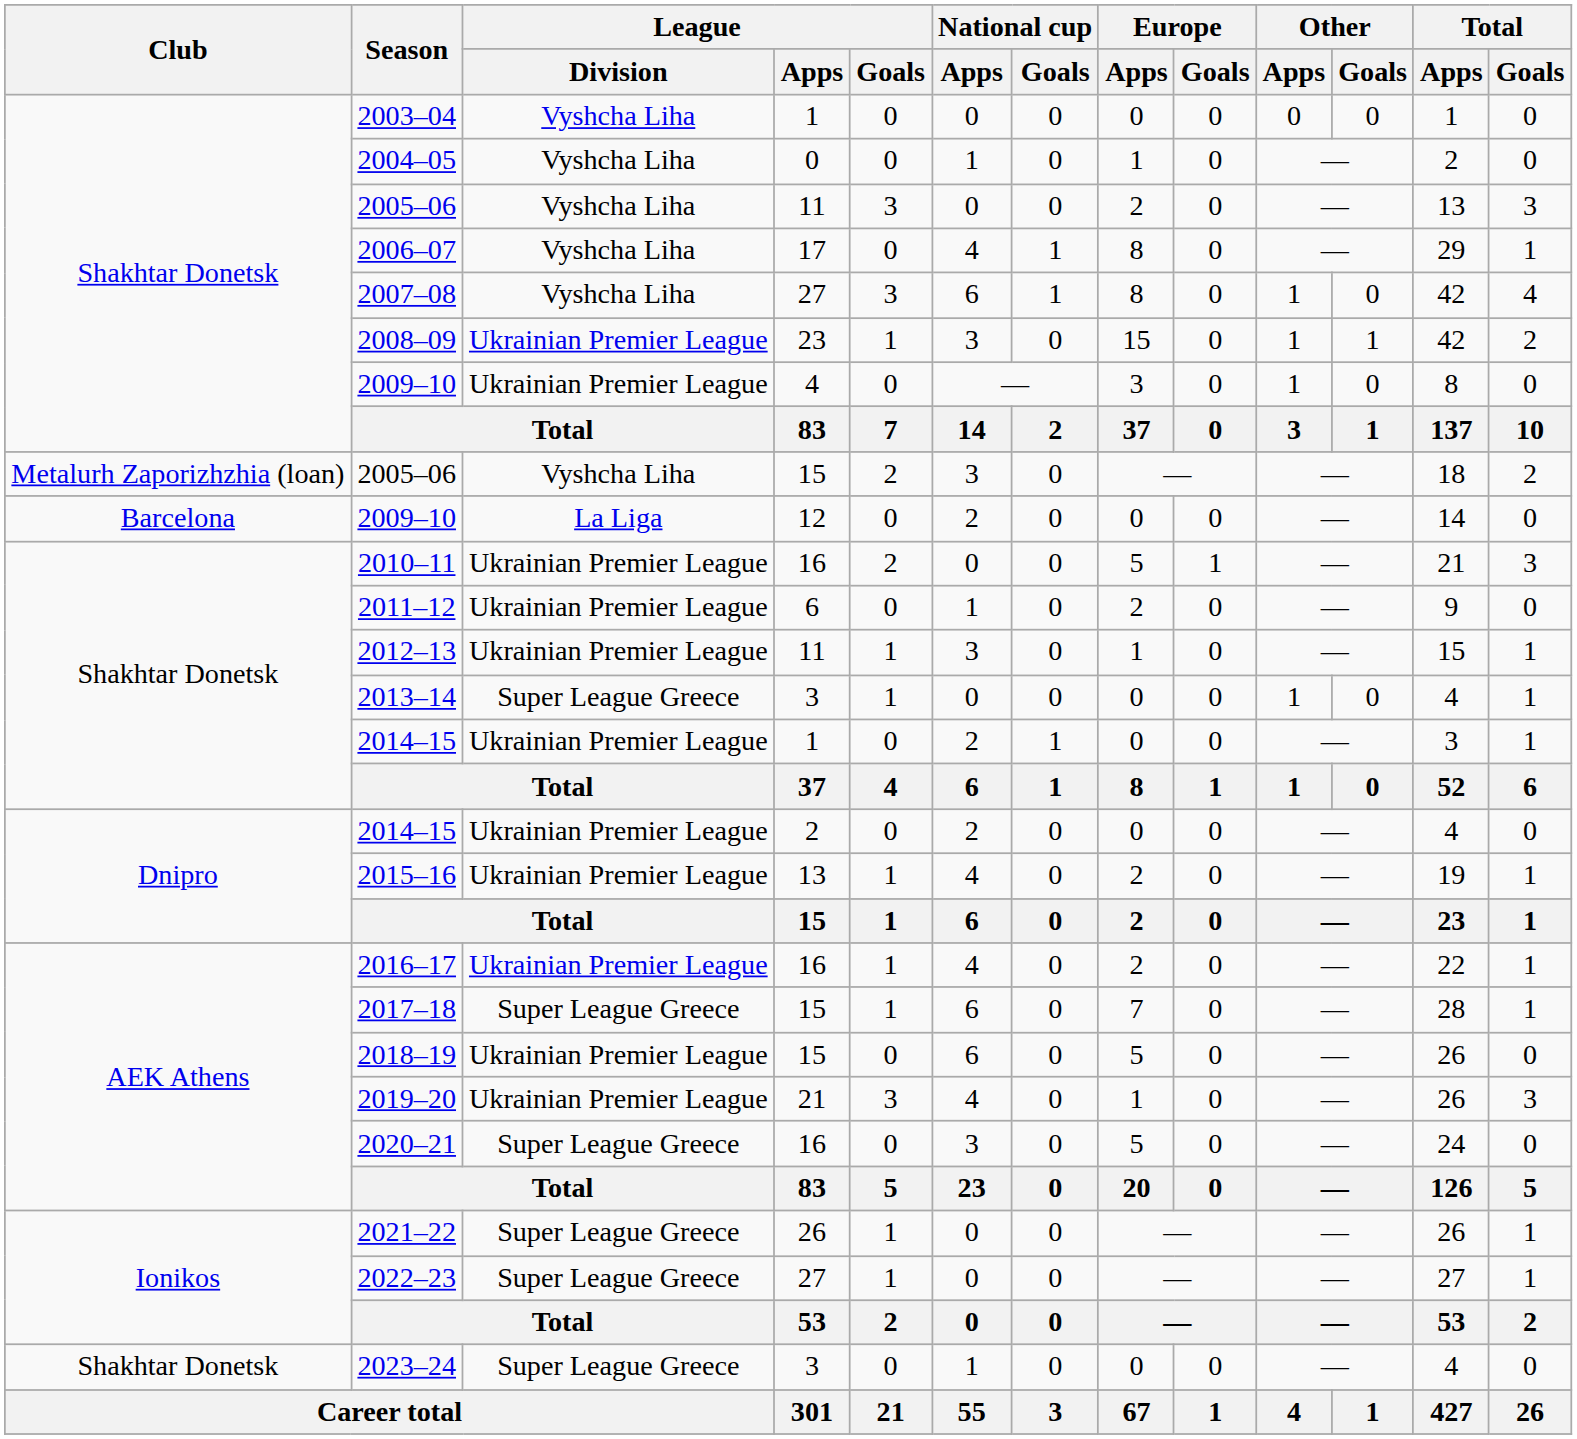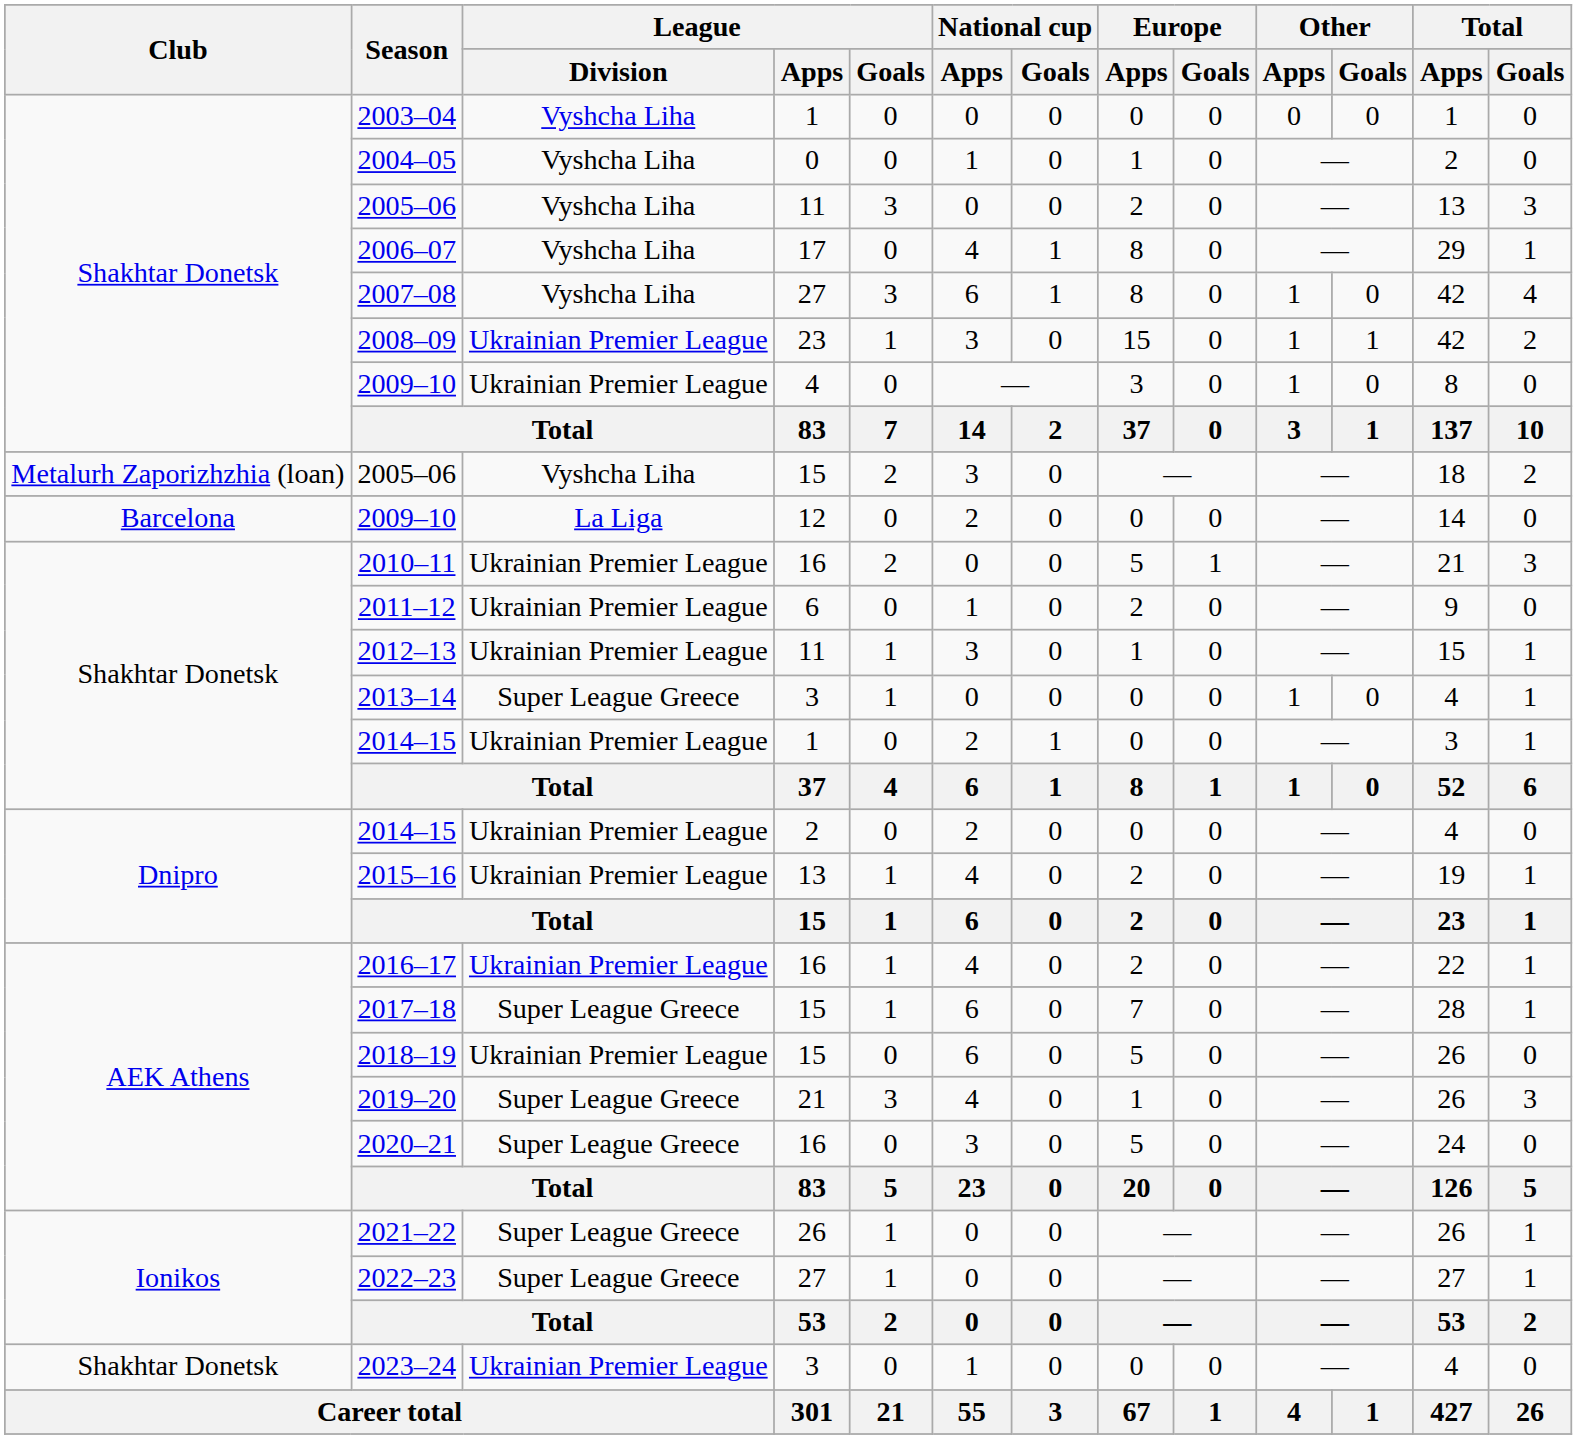(618, 1098) Ukrainian Premier League -> (618, 1098) Super League Greece
(618, 1366) Super League Greece -> (618, 1366) Ukrainian Premier League
